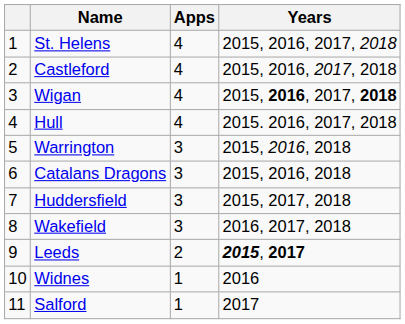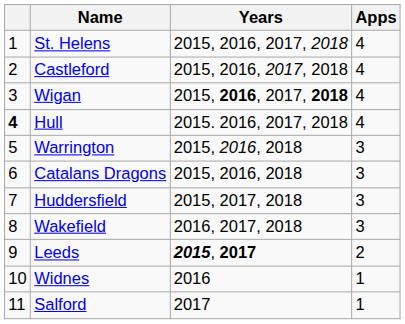columns swapped: (194, 17) <-> (310, 17)
(13, 122) normal -> (13, 122) bold
